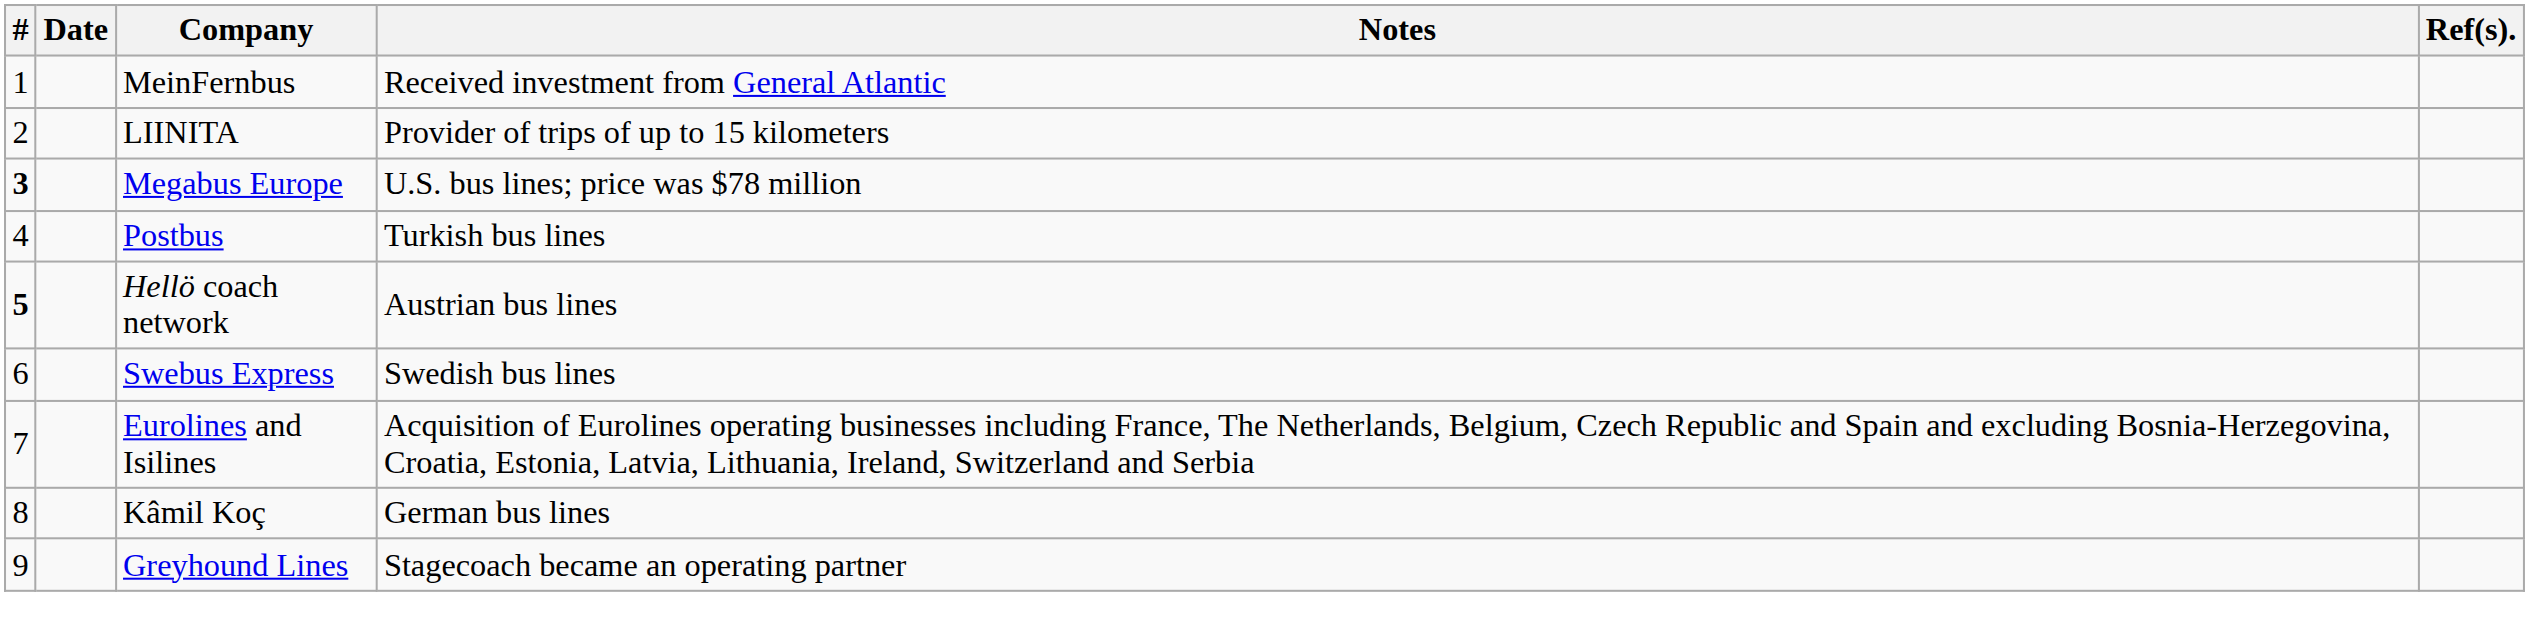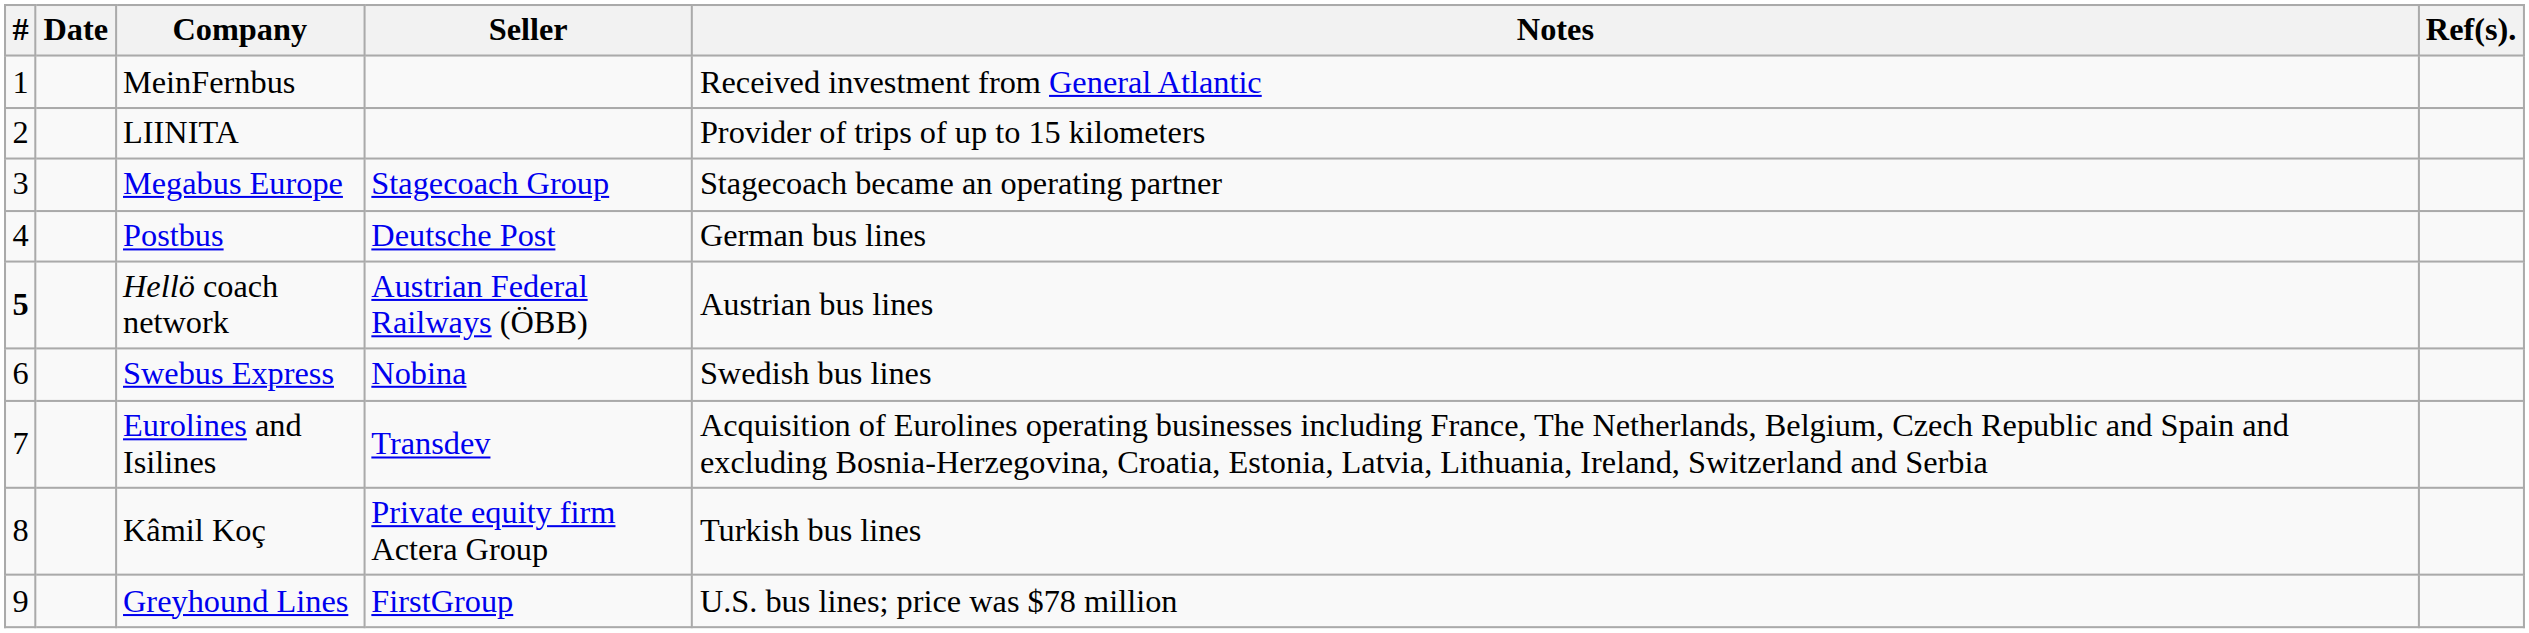+ column: (528, 30)
(21, 183) bold -> (21, 183) normal
(623, 183) U.S. bus lines; price was $78 million -> (961, 183) Stagecoach became an operating partner
(495, 235) Turkish bus lines -> (813, 235) German bus lines
(497, 512) German bus lines -> (811, 531) Turkish bus lines
(645, 564) Stagecoach became an operating partner -> (939, 600) U.S. bus lines; price was $78 million
